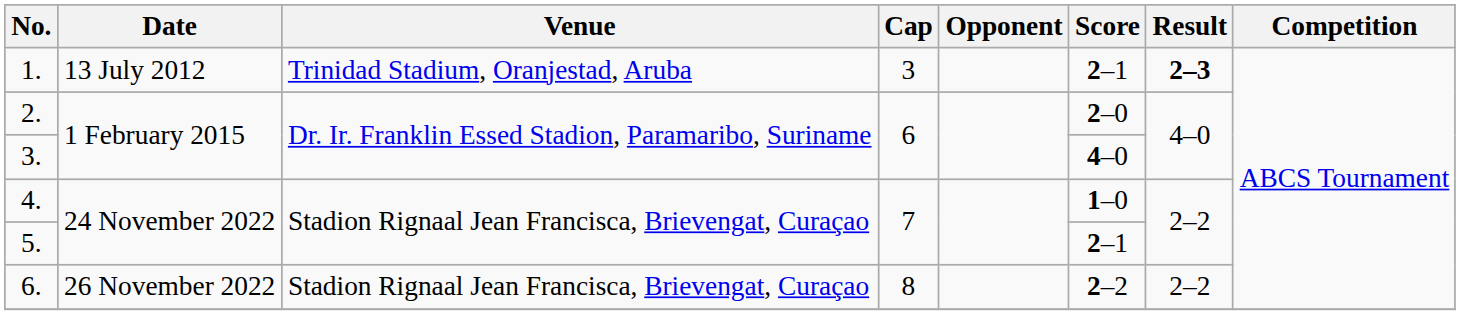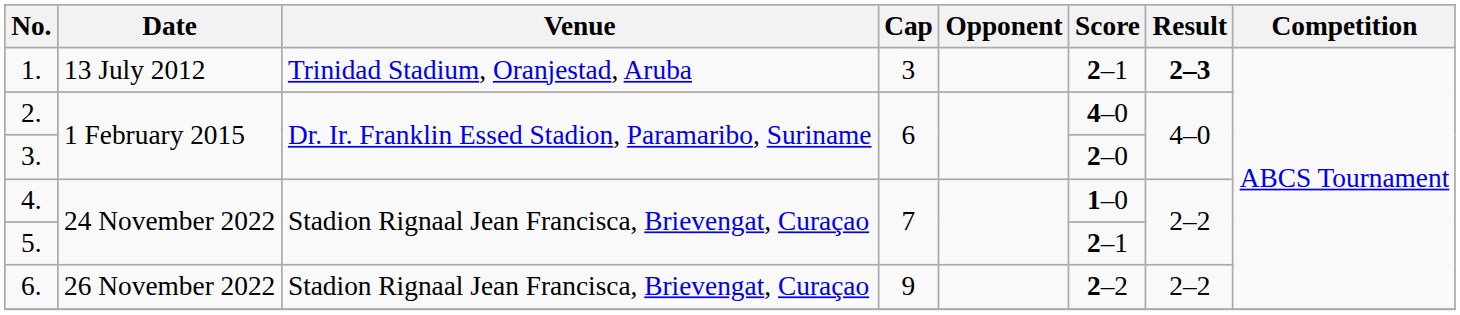(1108, 112) 2–0 -> (1108, 112) 4–0
(1108, 156) 4–0 -> (1108, 156) 2–0
(908, 286) 8 -> (908, 286) 9
